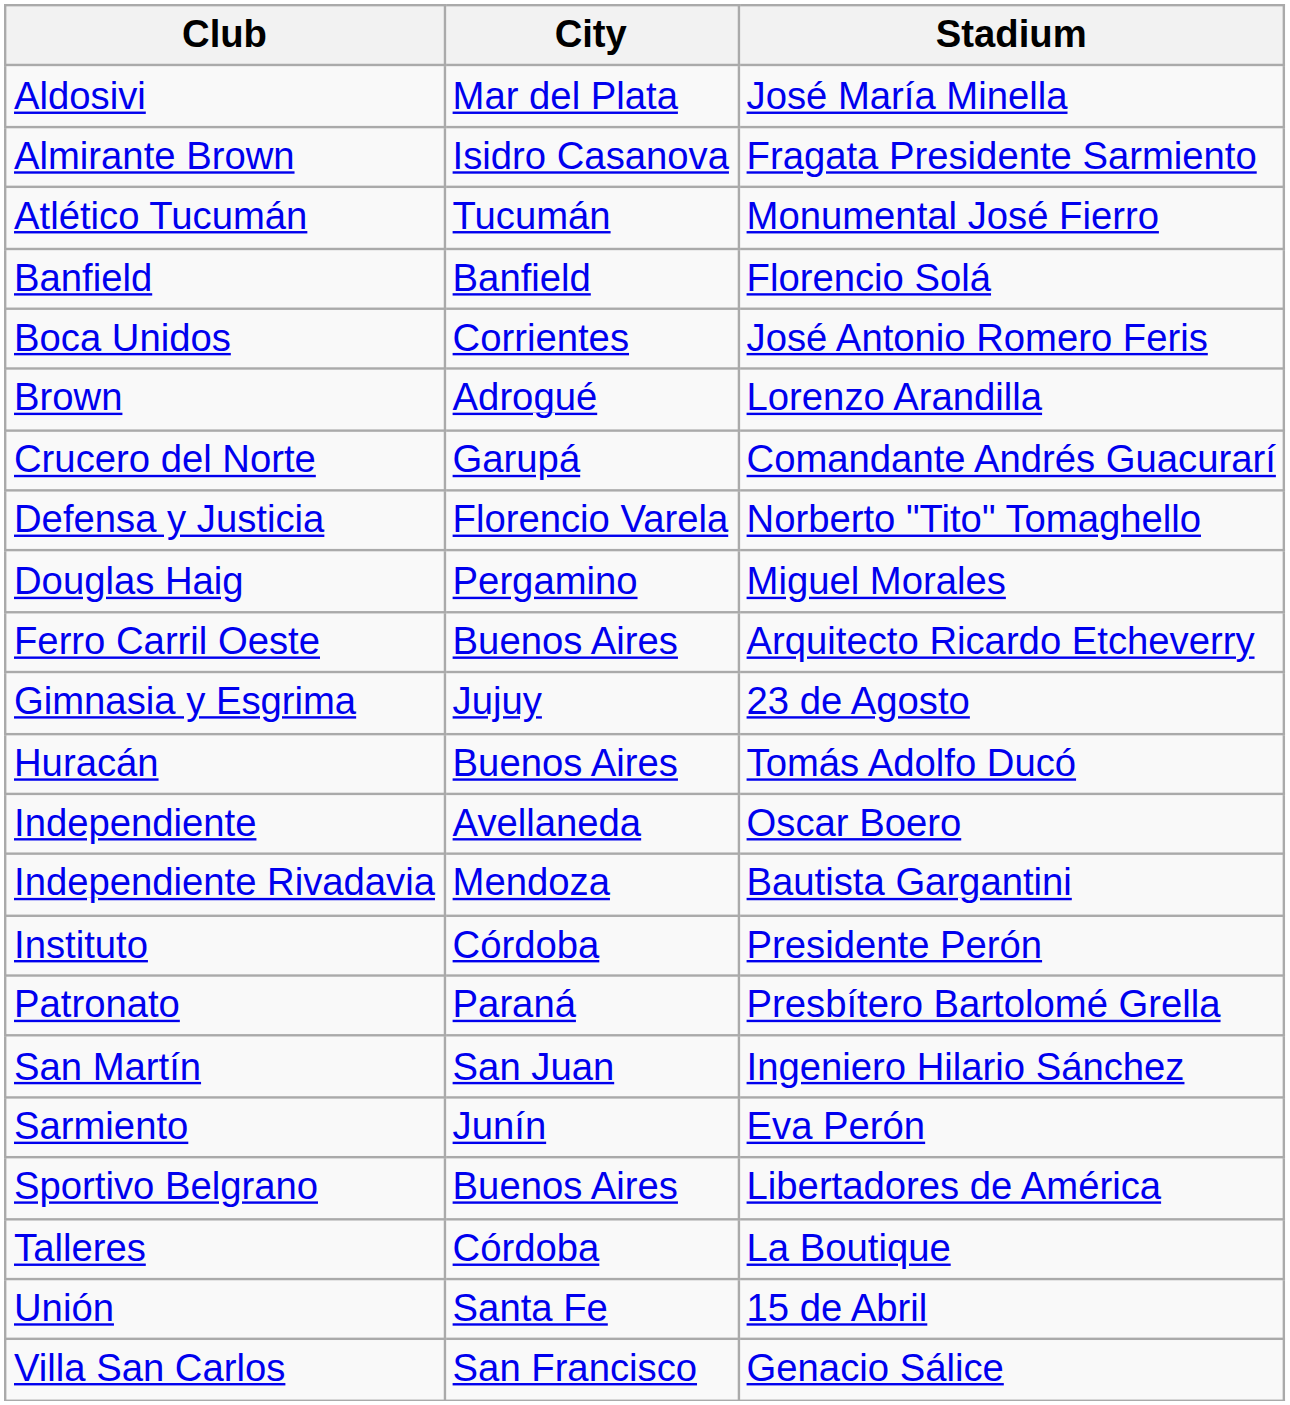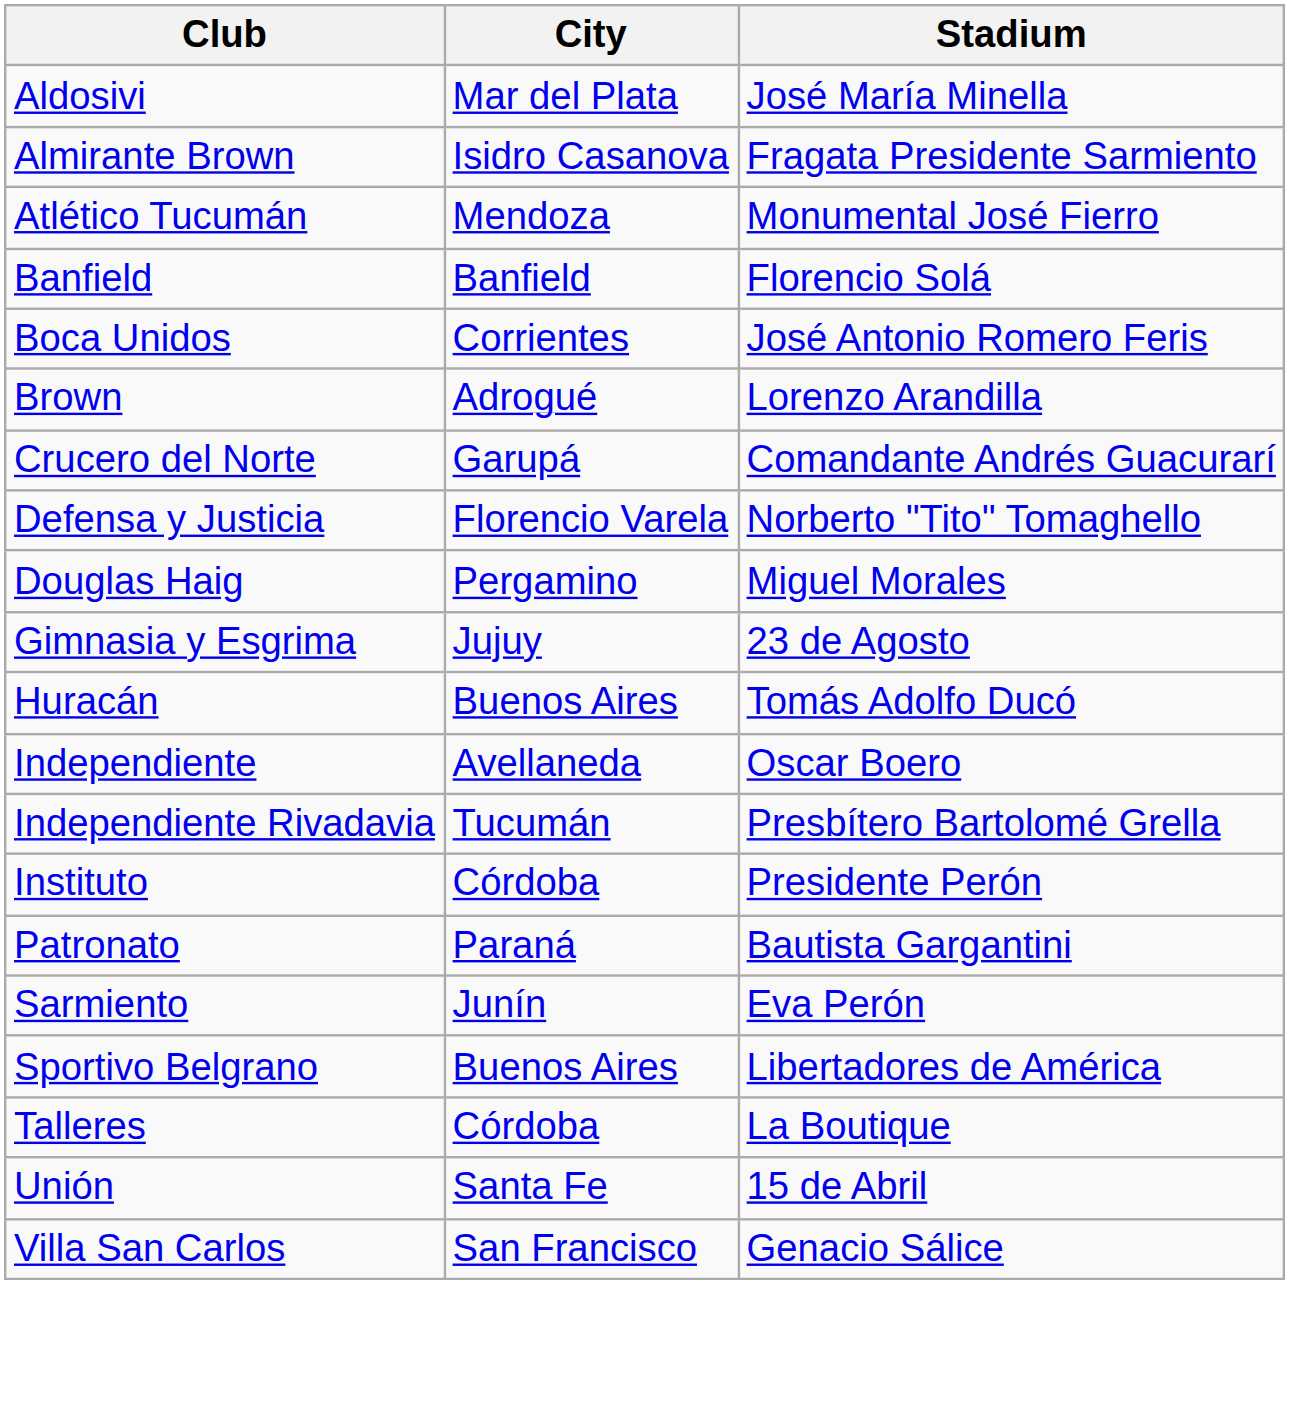(532, 216) Tucumán -> (531, 216) Mendoza
- row: (167, 641)
(531, 883) Mendoza -> (532, 823) Tucumán
(909, 883) Bautista Gargantini -> (984, 823) Presbítero Bartolomé Grella
(984, 1005) Presbítero Bartolomé Grella -> (909, 944) Bautista Gargantini
- row: (108, 1065)
